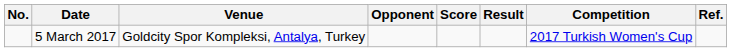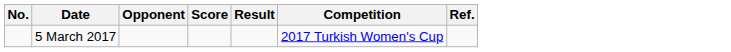- column: (244, 15)
